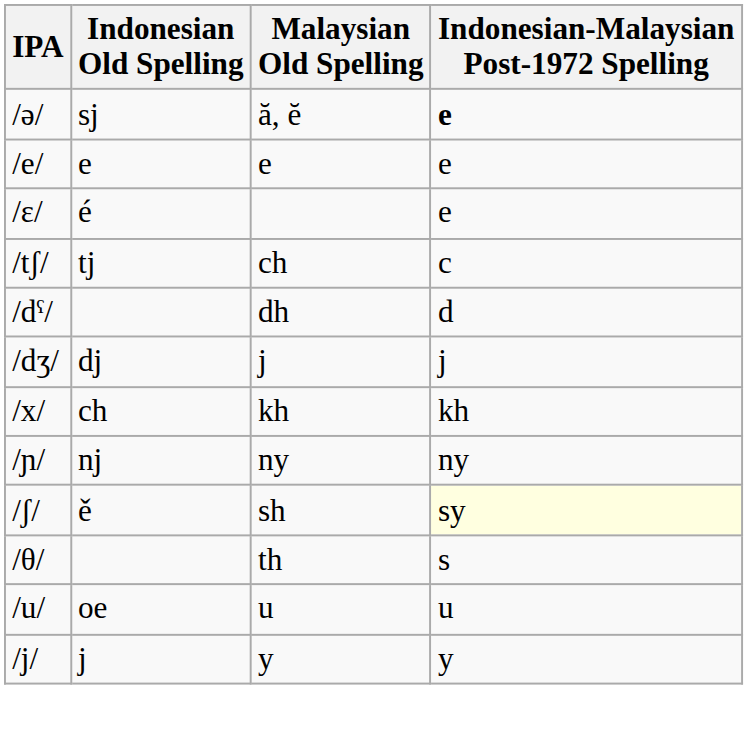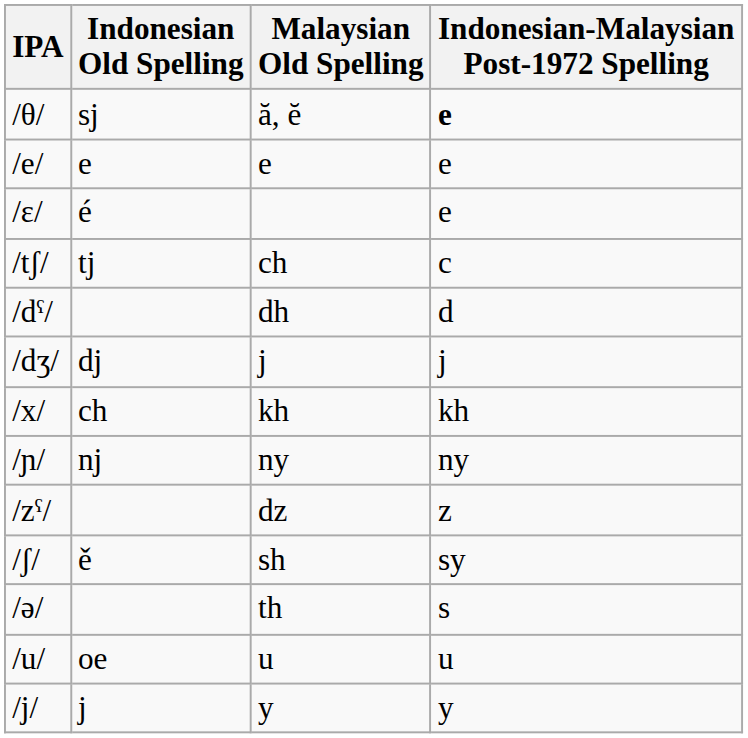(28, 113) /ə/ -> (28, 113) /θ/
+ row: (273, 509)
(452, 509) lightyellow background -> (452, 559) no background
(28, 559) /θ/ -> (28, 608) /ə/
